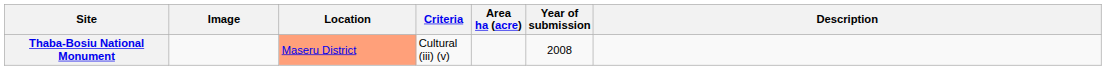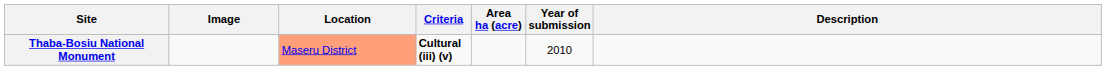(438, 50) normal -> (440, 50) bold
(560, 50) 2008 -> (560, 50) 2010
